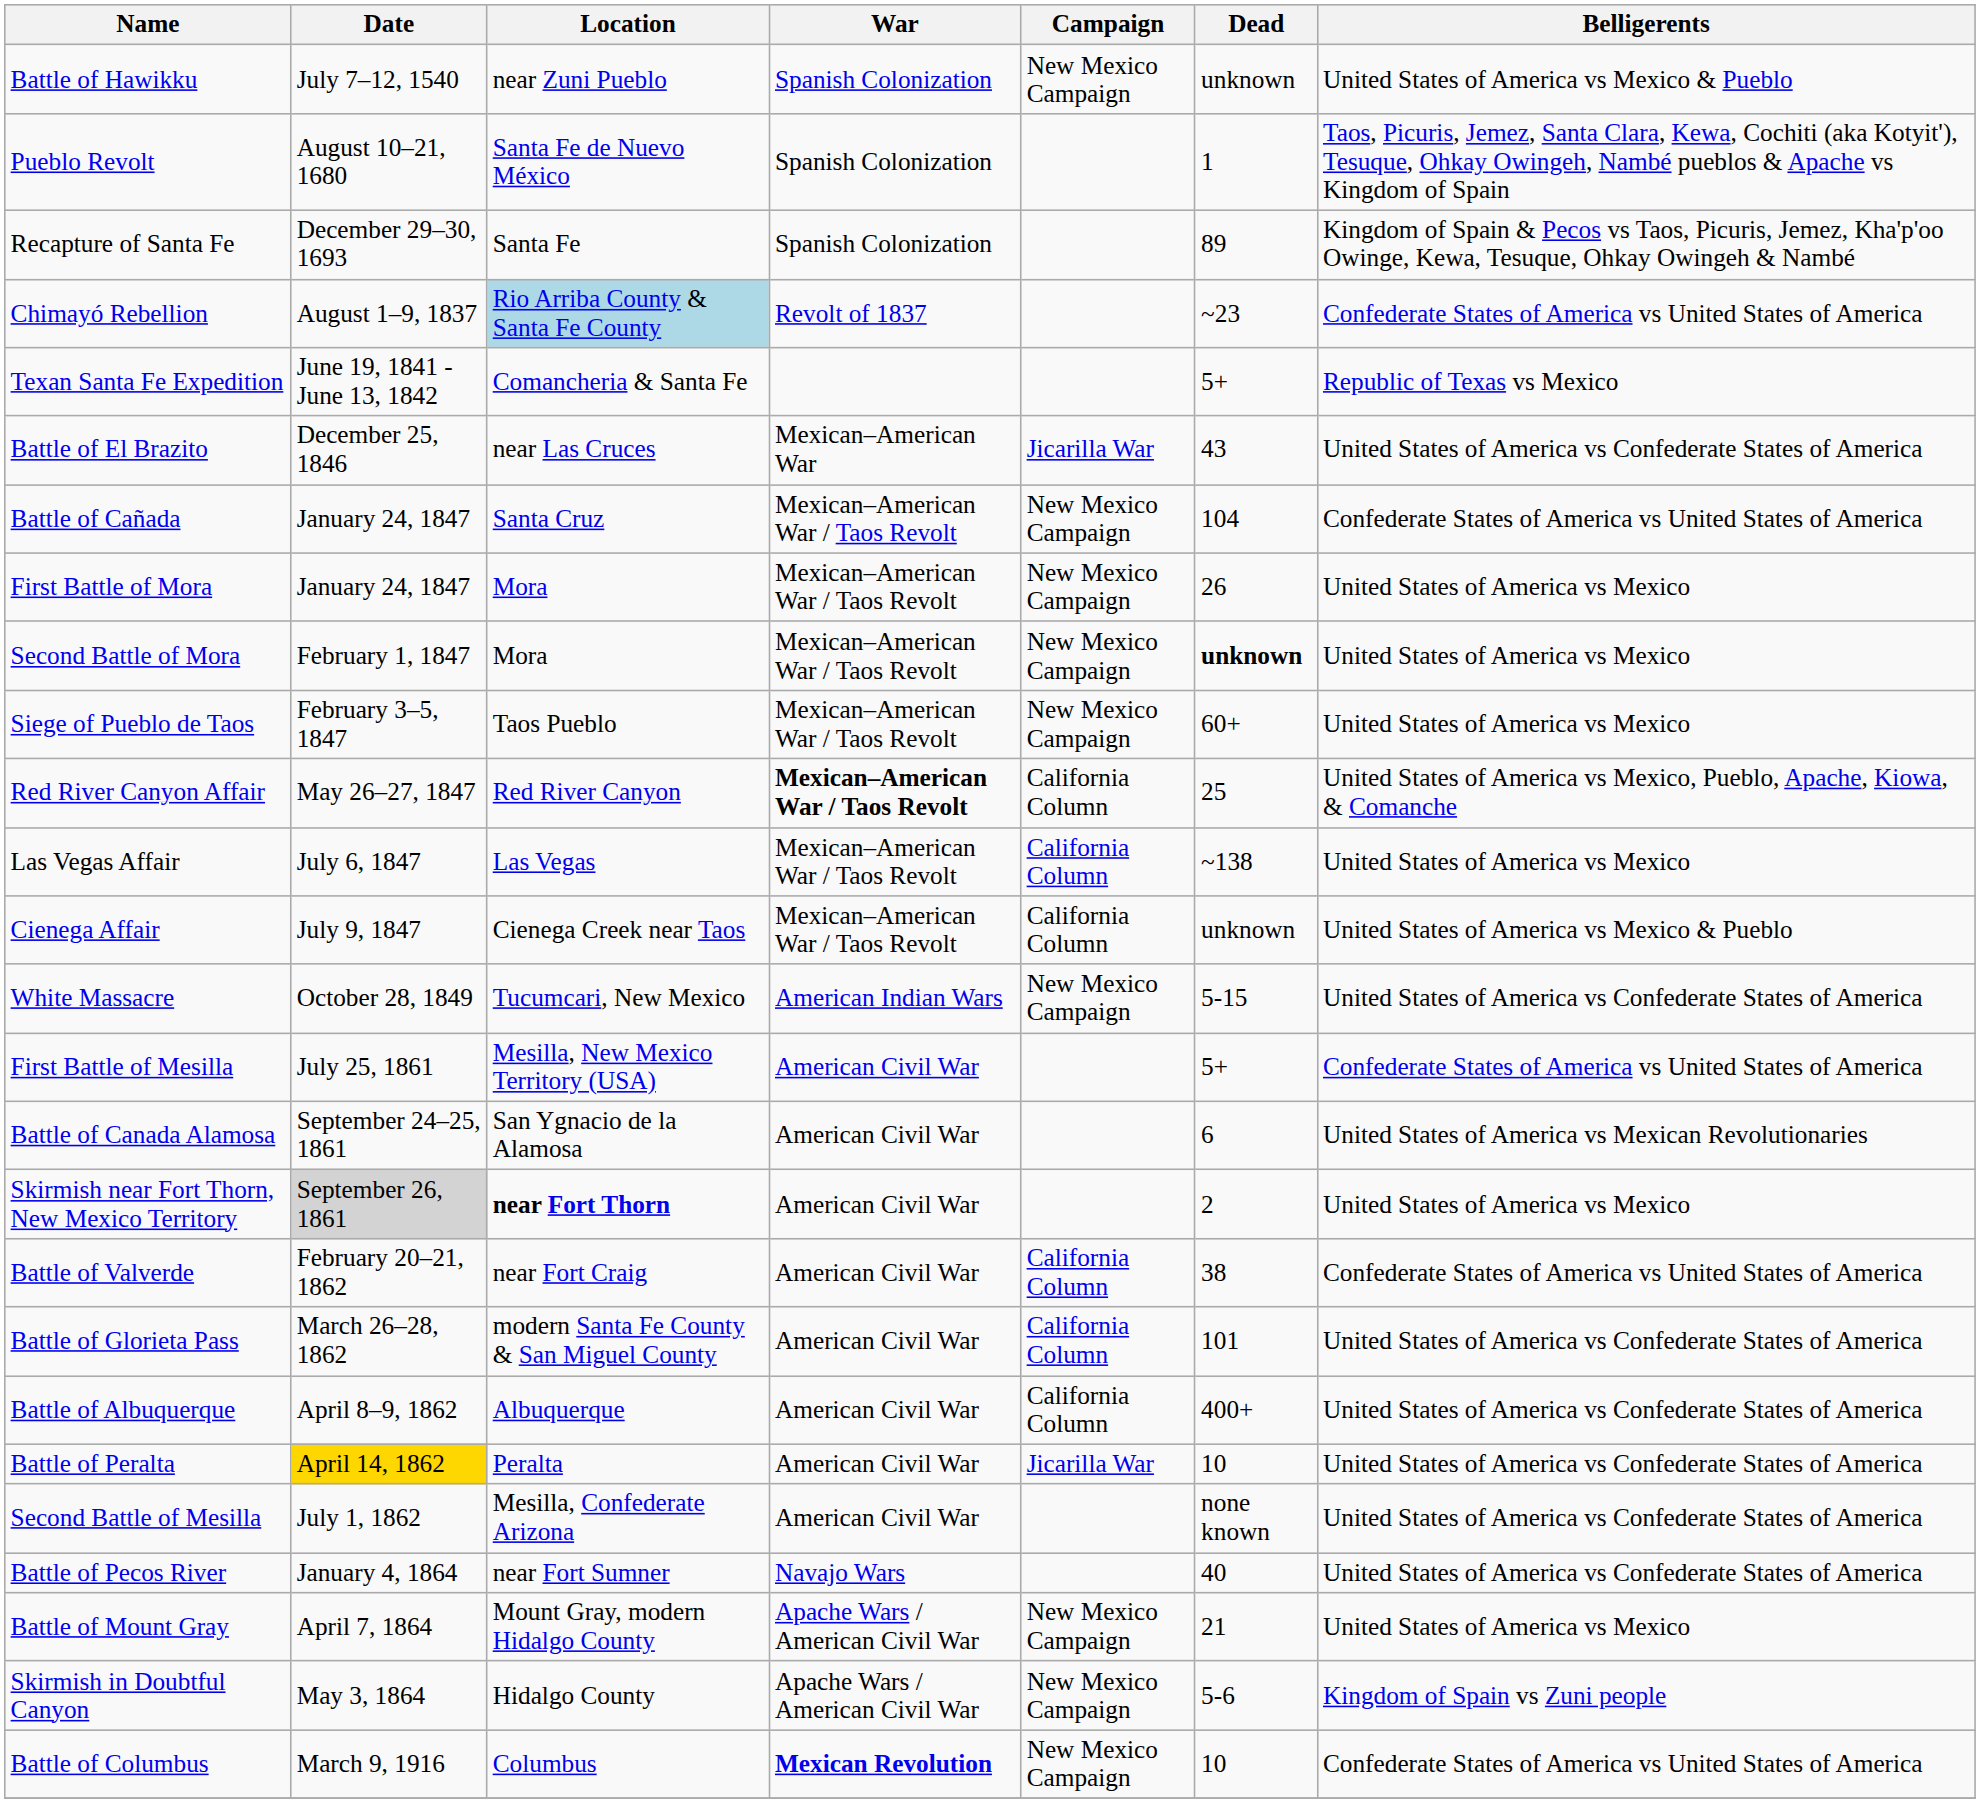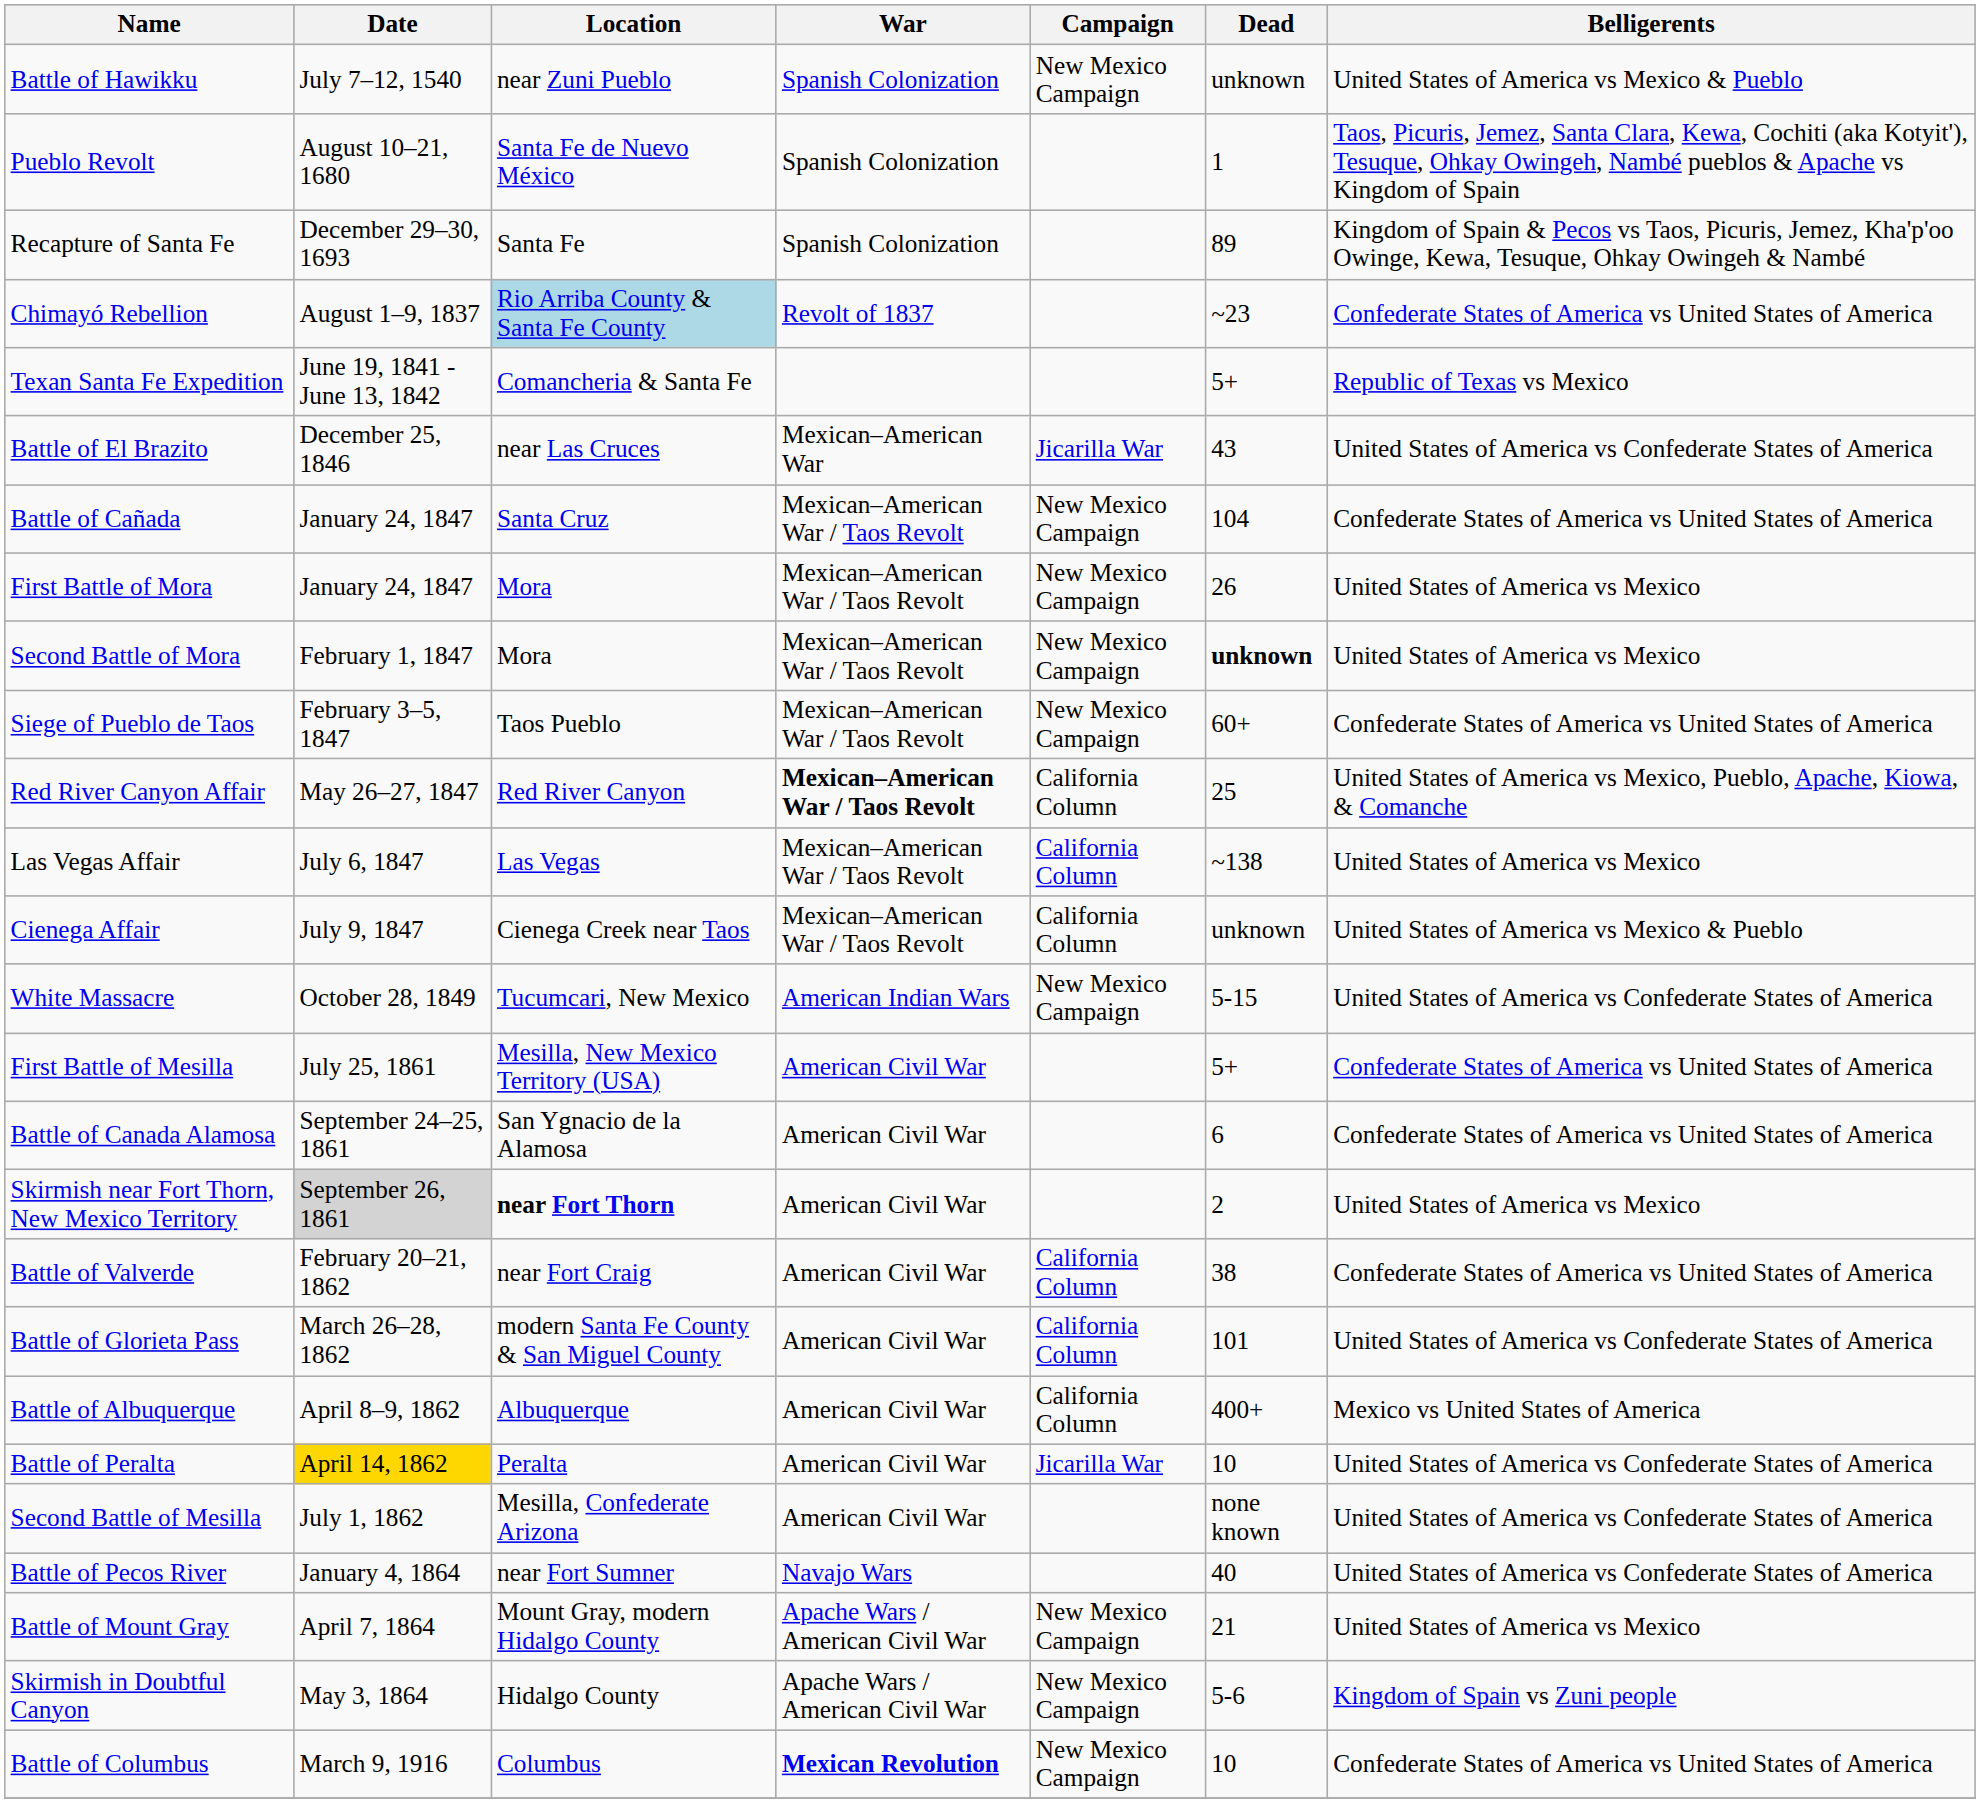(1507, 724) United States of America vs Mexico -> (1633, 724) Confederate States of America vs United States of America
(1595, 1135) United States of America vs Mexican Revolutionaries -> (1633, 1135) Confederate States of America vs United States of America
(1623, 1409) United States of America vs Confederate States of America -> (1517, 1409) Mexico vs United States of America
